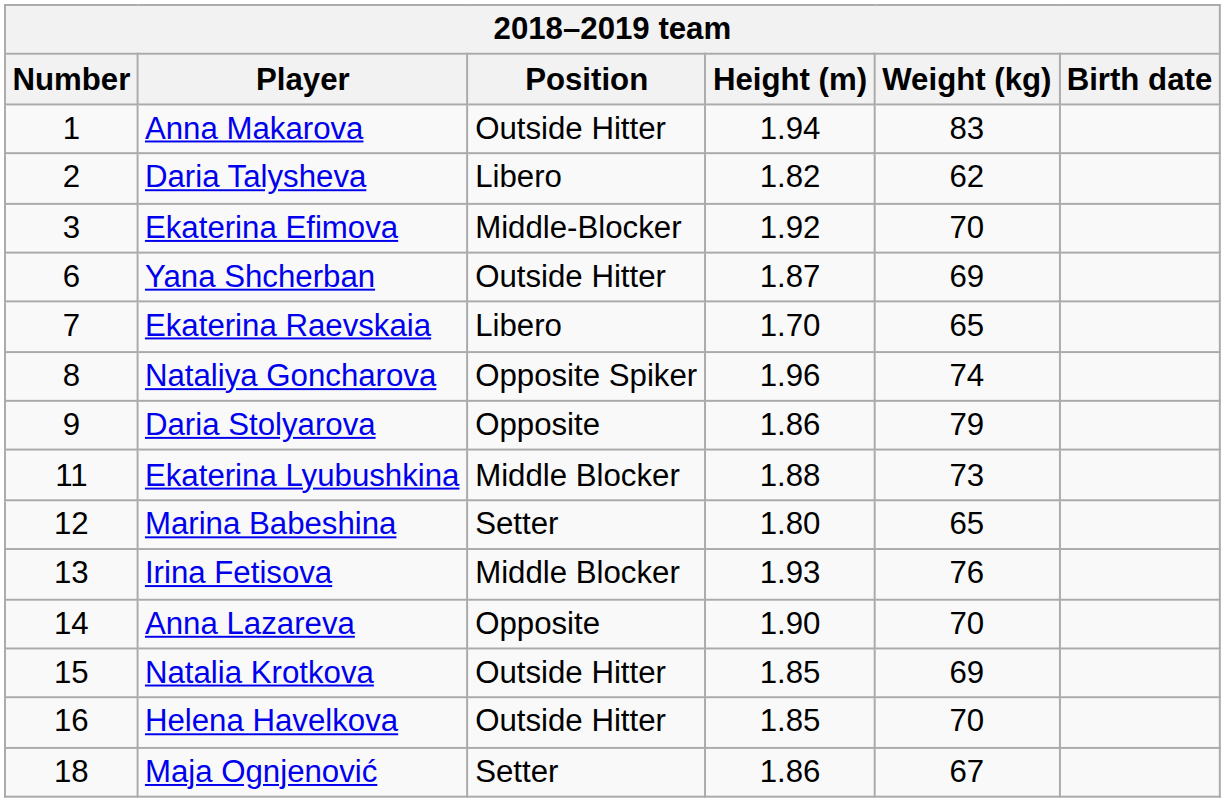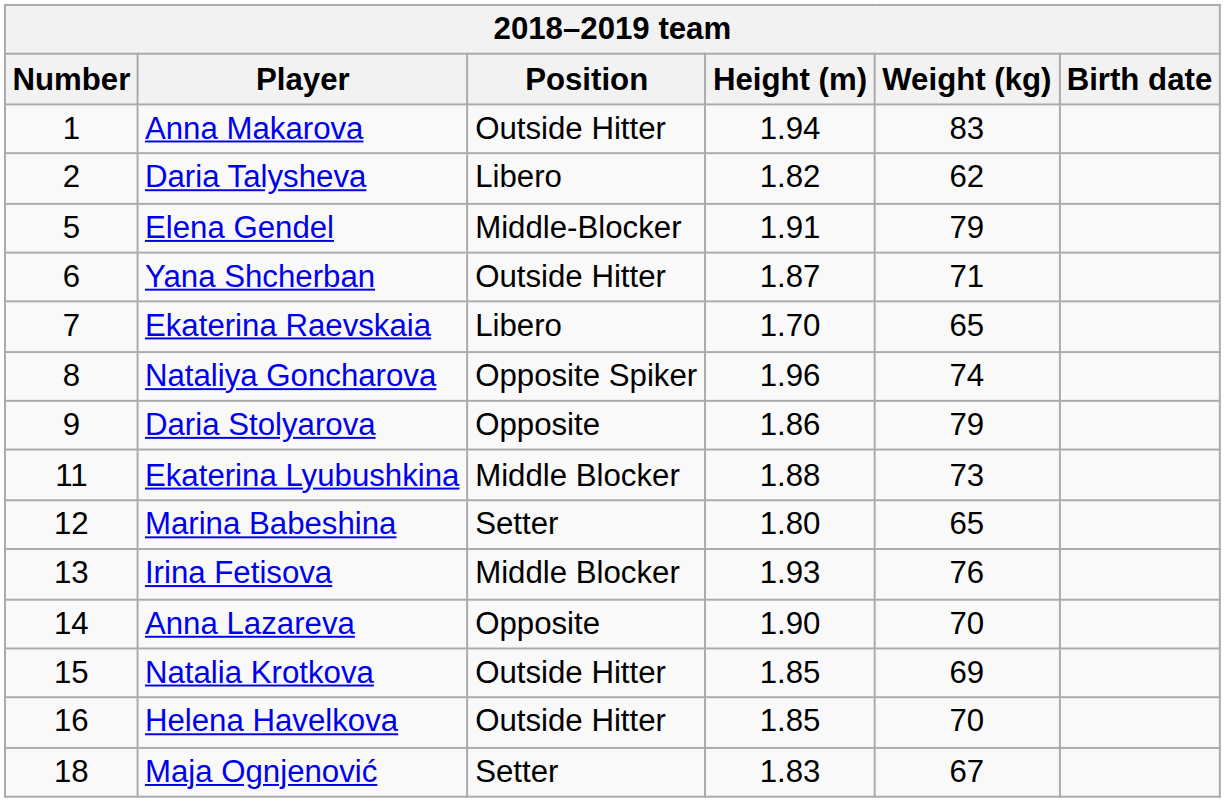- row: (272, 227)
+ row: (239, 227)
(967, 276) 69 -> (967, 276) 71
(790, 771) 1.86 -> (790, 771) 1.83
